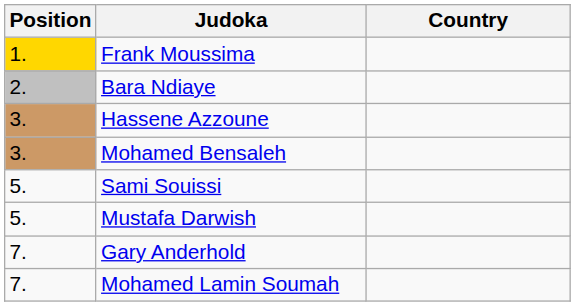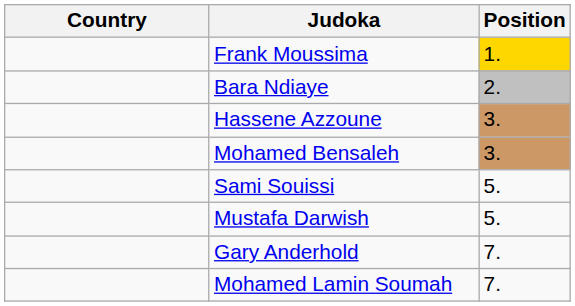columns swapped: (50, 20) <-> (468, 20)
